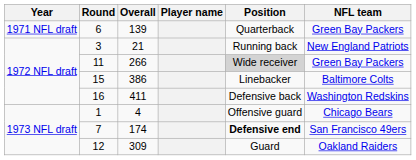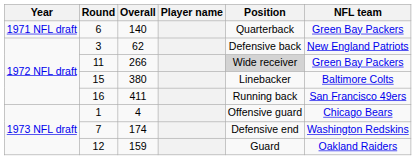(138, 29) 139 -> (138, 29) 140
(138, 46) 21 -> (138, 46) 62
(265, 46) Running back -> (265, 46) Defensive back
(138, 79) 386 -> (138, 79) 380
(265, 96) Defensive back -> (265, 96) Running back
(358, 96) Washington Redskins -> (358, 96) San Francisco 49ers
(265, 130) bold -> (265, 130) normal
(358, 130) San Francisco 49ers -> (358, 130) Washington Redskins
(138, 146) 309 -> (138, 146) 159
